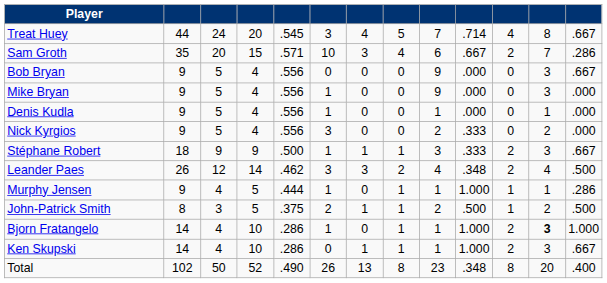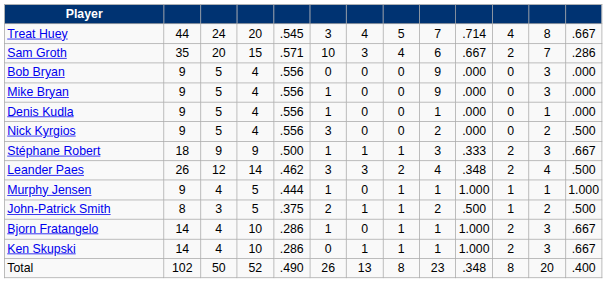(584, 72) .667 -> (584, 72) .000
(474, 131) .333 -> (474, 131) .000
(584, 131) .000 -> (584, 131) .500
(584, 190) .286 -> (584, 190) 1.000
(547, 229) bold -> (547, 229) normal
(584, 229) 1.000 -> (584, 229) .667
